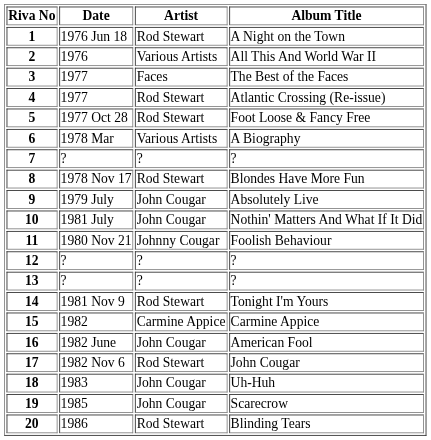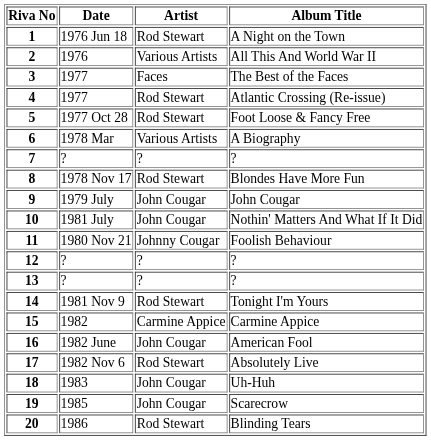(275, 199) Absolutely Live -> (265, 199) John Cougar
(265, 362) John Cougar -> (275, 362) Absolutely Live
